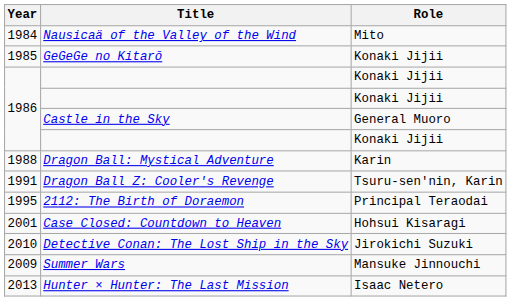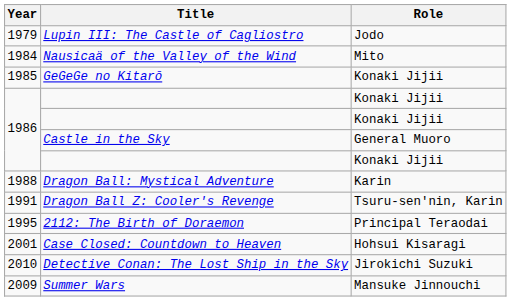+ row: (22, 35)
- row: (22, 285)
